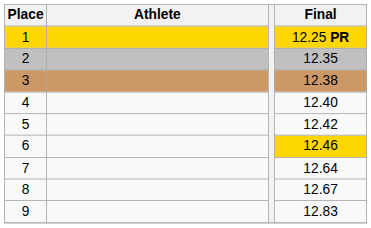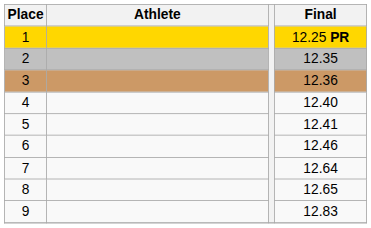(321, 80) 12.38 -> (321, 80) 12.36
(321, 124) 12.42 -> (321, 124) 12.41
(321, 146) gold background -> (321, 146) no background
(321, 189) 12.67 -> (321, 189) 12.65
